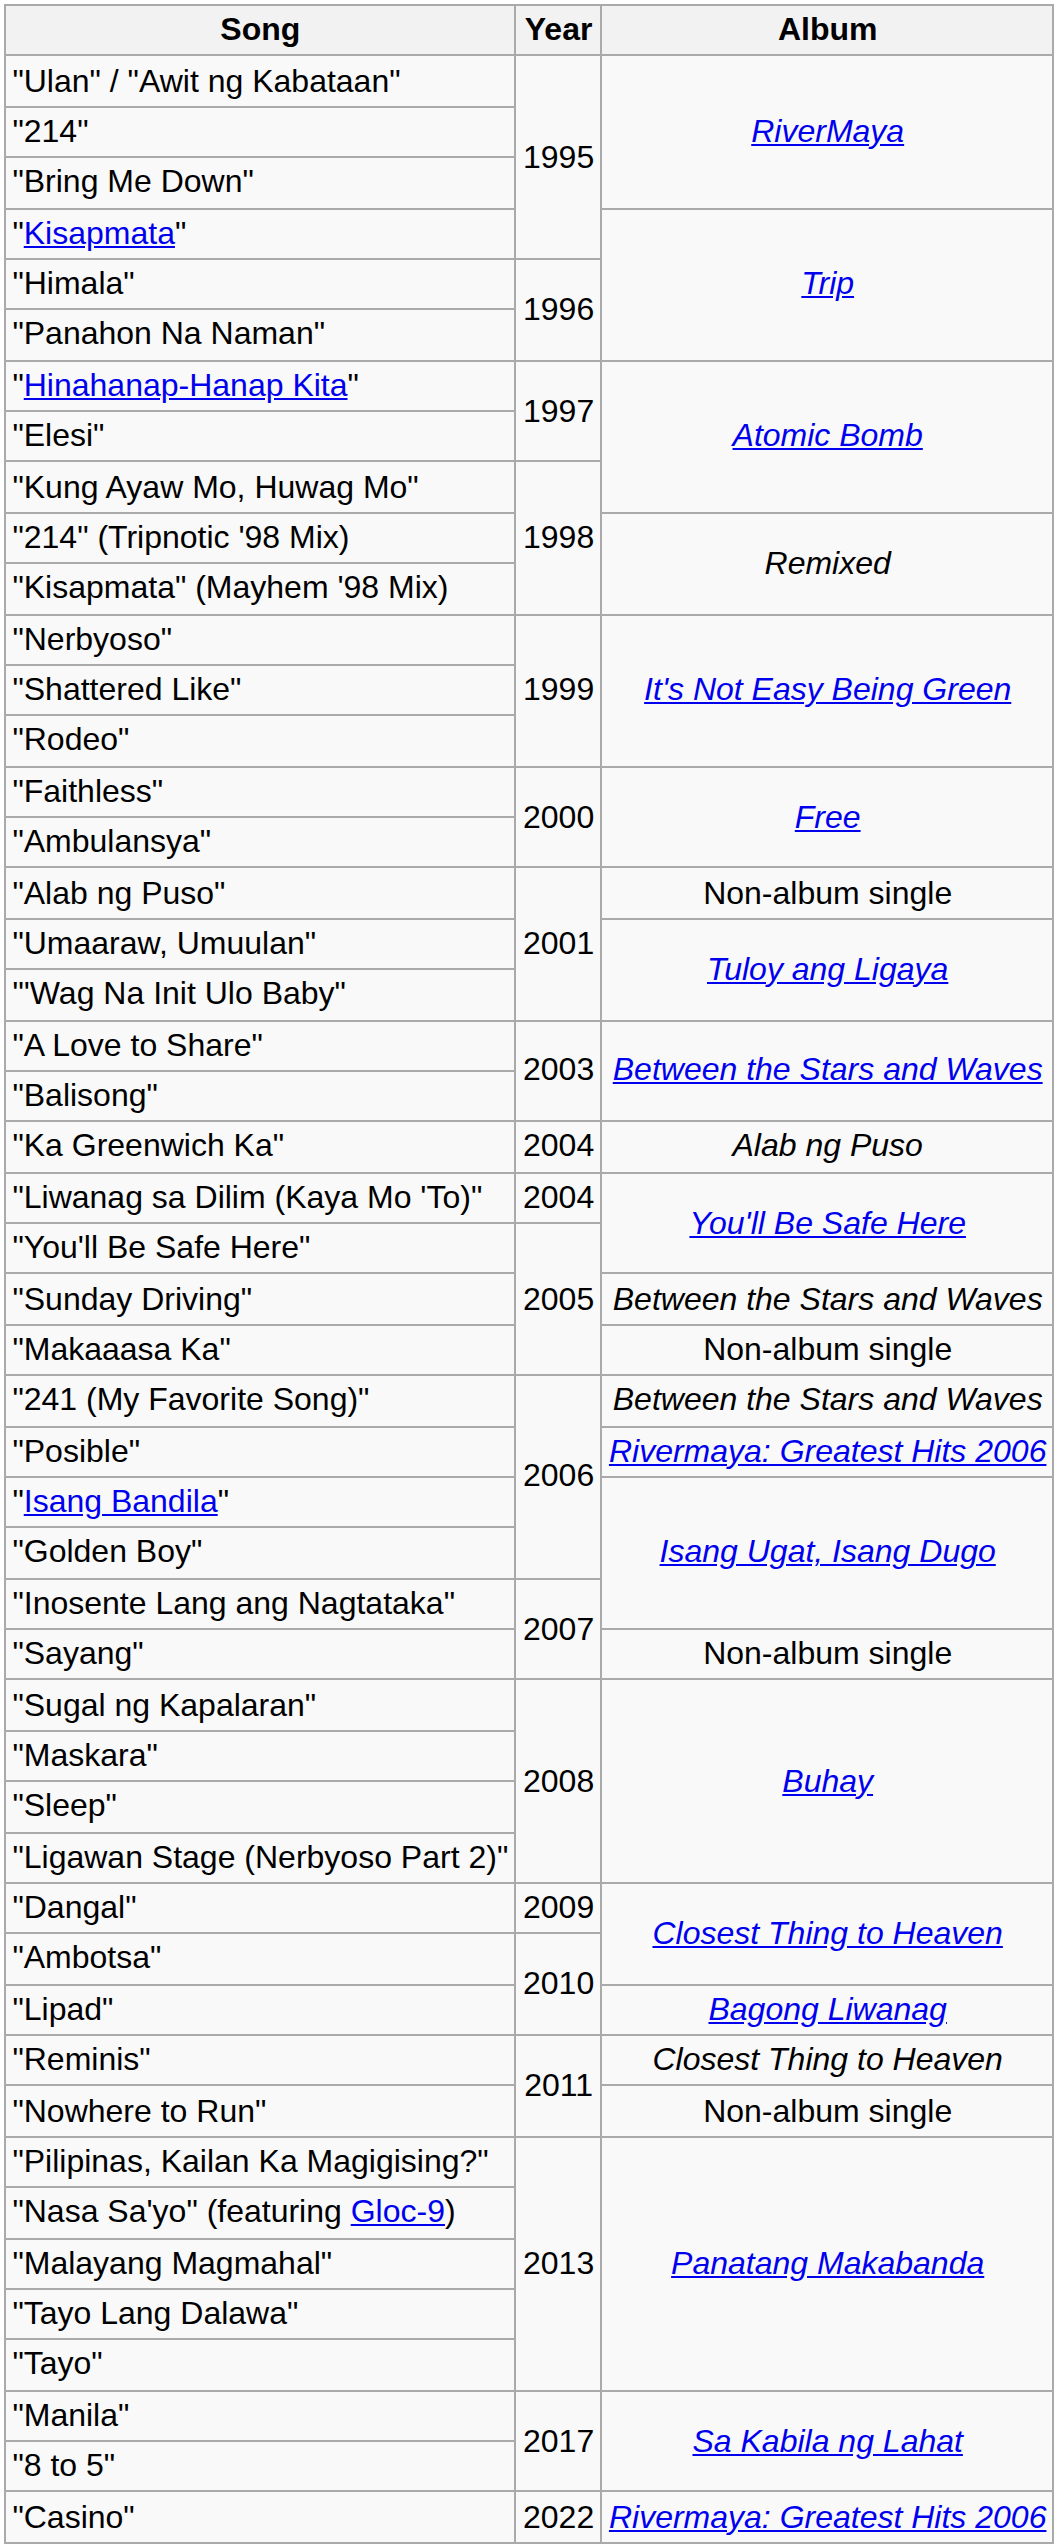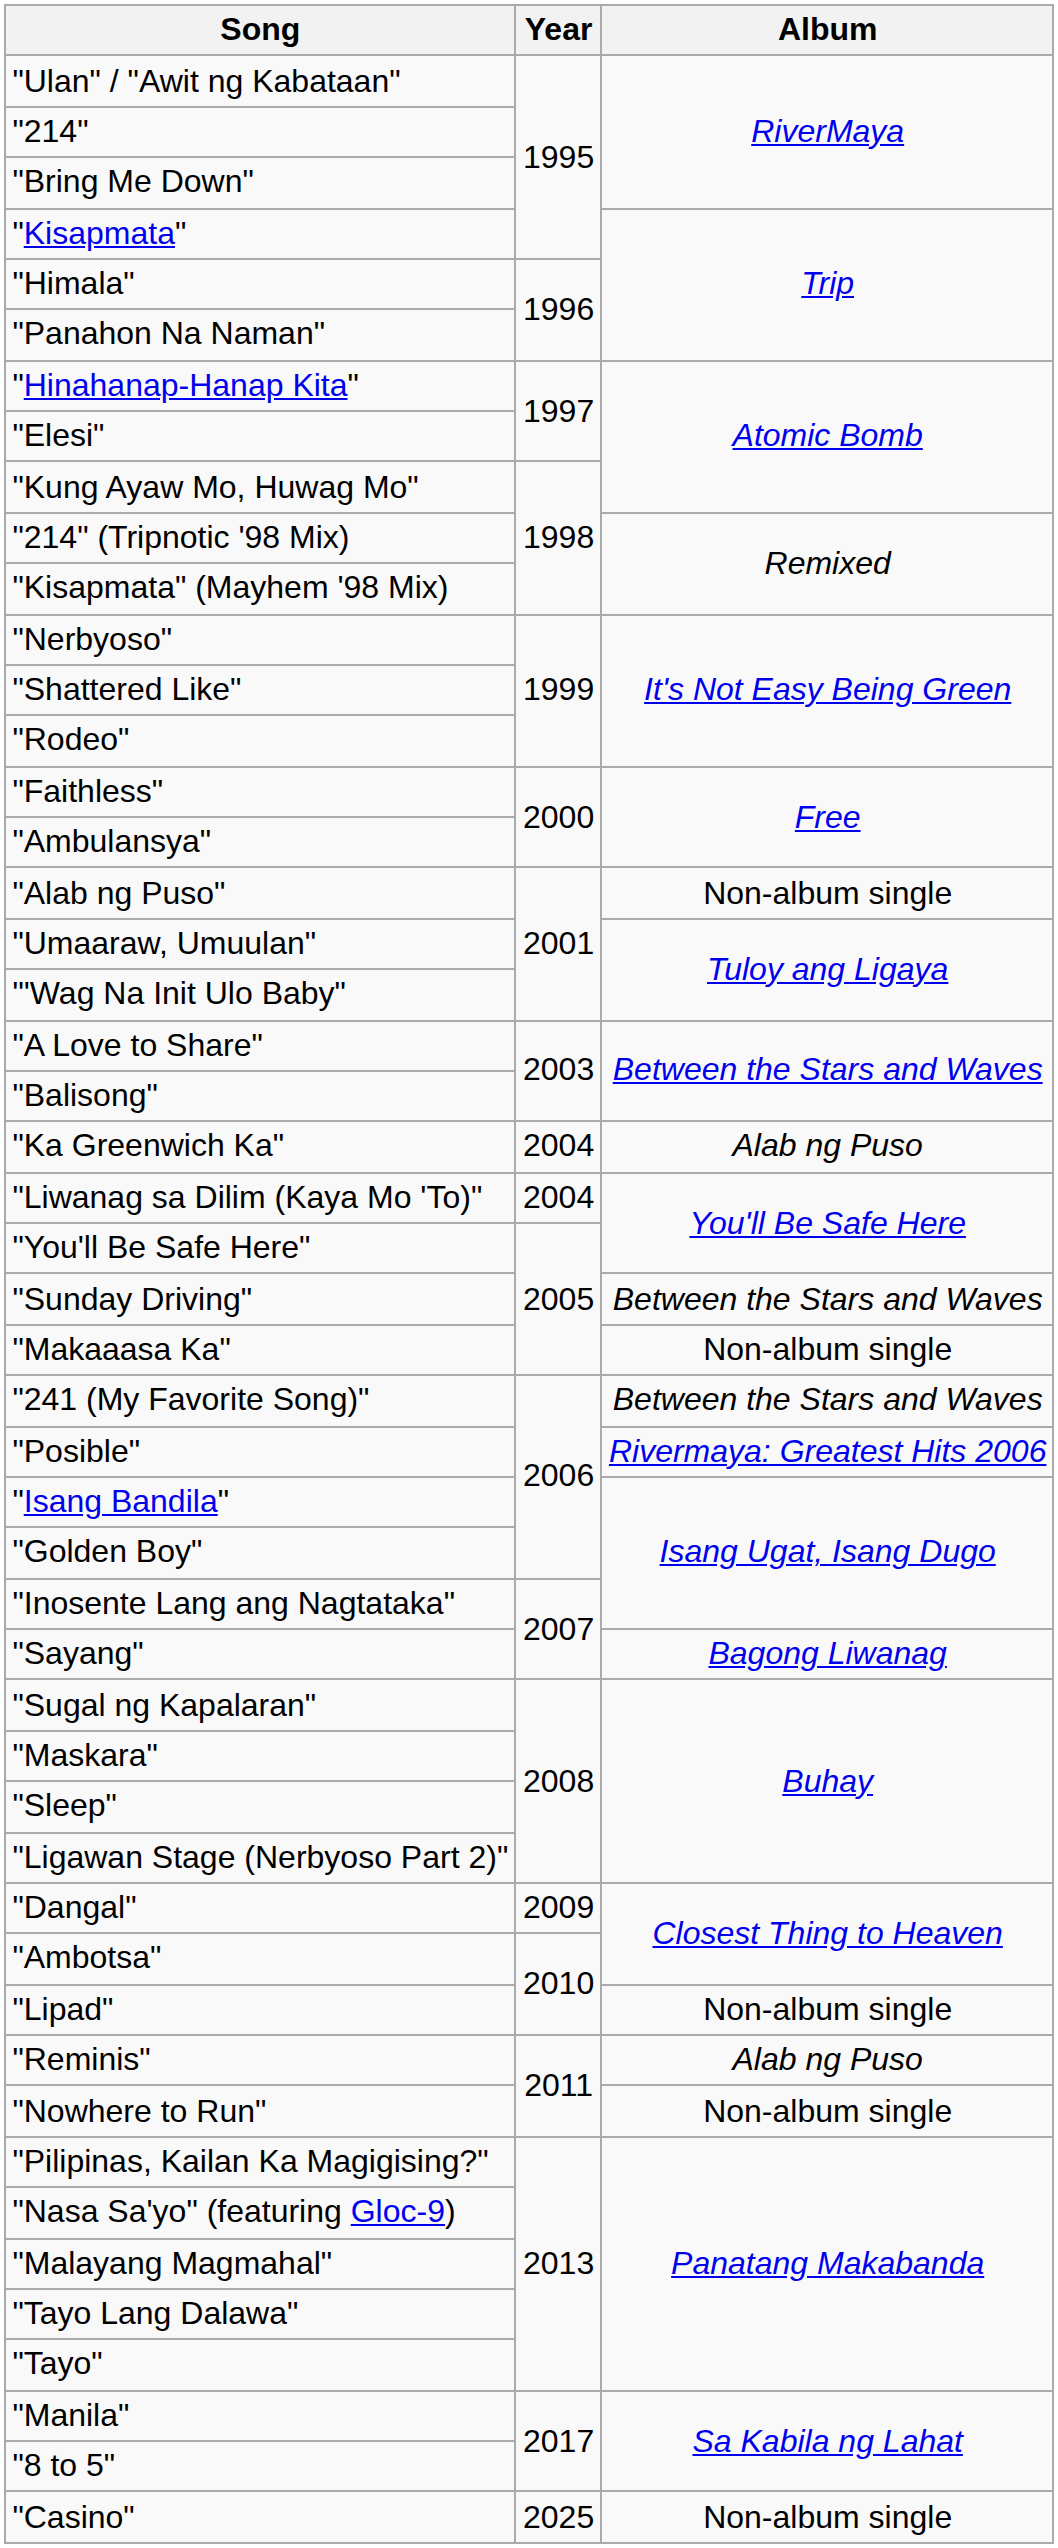(828, 1653) Non-album single -> (828, 1653) Bagong Liwanag
(828, 2009) Bagong Liwanag -> (828, 2009) Non-album single
(828, 2059) Closest Thing to Heaven -> (828, 2059) Alab ng Puso
(559, 2516) 2022 -> (559, 2516) 2025
(828, 2516) Rivermaya: Greatest Hits 2006 -> (828, 2516) Non-album single
